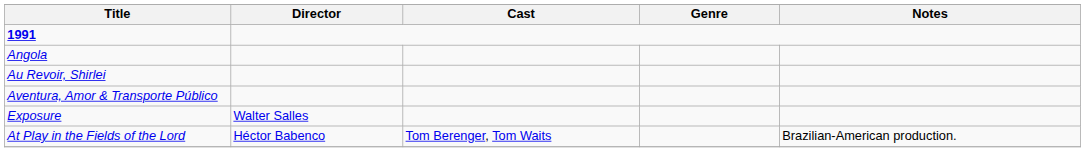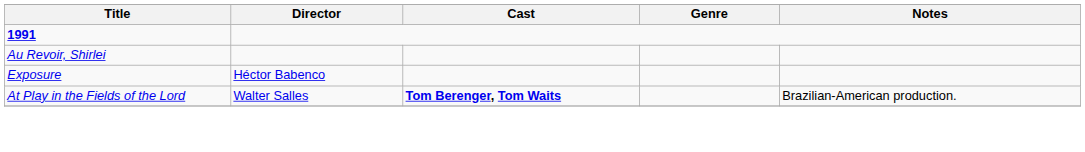- row: (27, 55)
- row: (113, 95)
(271, 116) Walter Salles -> (279, 75) Héctor Babenco
(279, 136) Héctor Babenco -> (271, 95) Walter Salles
(478, 136) normal -> (483, 95) bold
